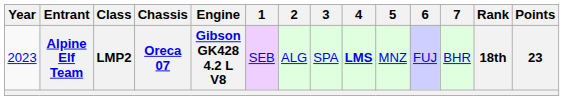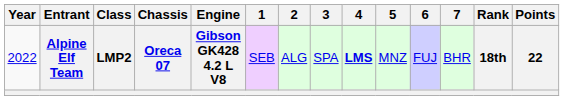(22, 58) 2023 -> (22, 58) 2022
(535, 58) 23 -> (535, 58) 22
